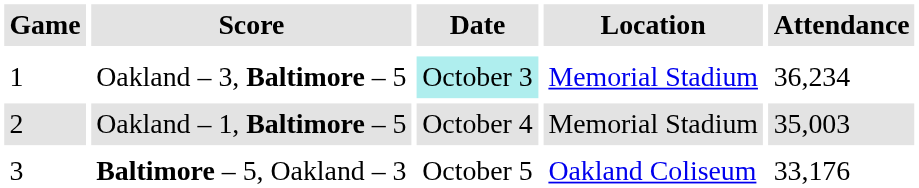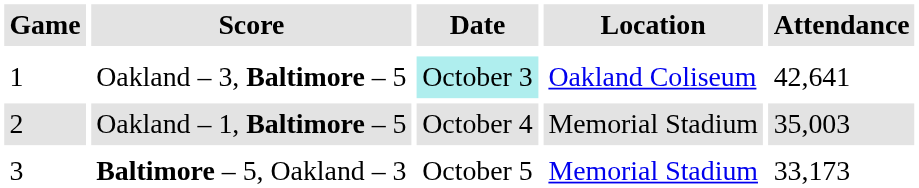(653, 76) Memorial Stadium -> (652, 76) Oakland Coliseum
(812, 76) 36,234 -> (812, 76) 42,641
(652, 170) Oakland Coliseum -> (653, 170) Memorial Stadium
(812, 170) 33,176 -> (812, 170) 33,173
